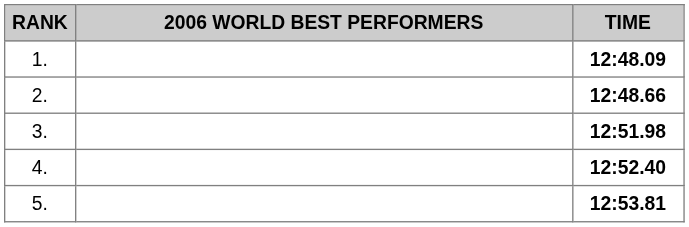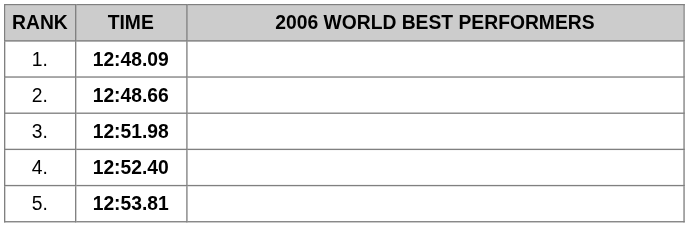columns swapped: (324, 23) <-> (628, 23)
